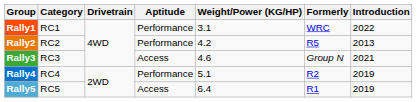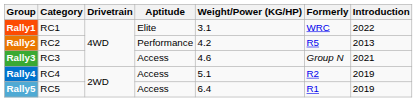(165, 27) Performance -> (147, 27) Elite
(165, 74) Performance -> (153, 74) Access
